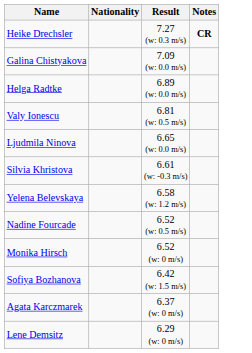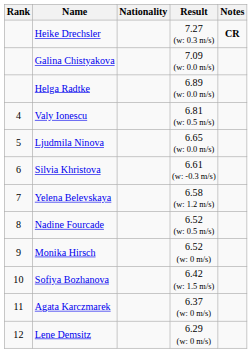+ column: (18, 12)
